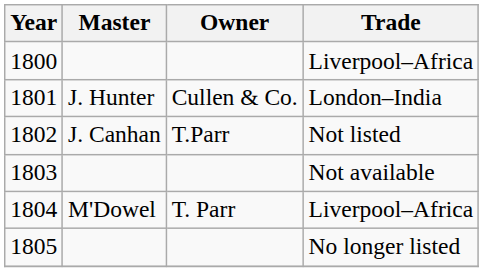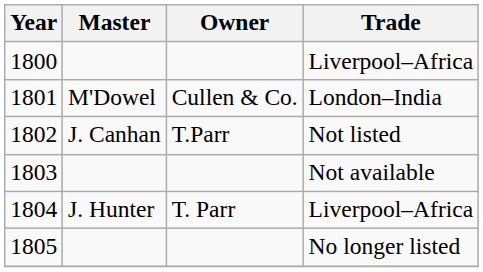(111, 97) J. Hunter -> (112, 97) M'Dowel
(112, 209) M'Dowel -> (111, 209) J. Hunter
